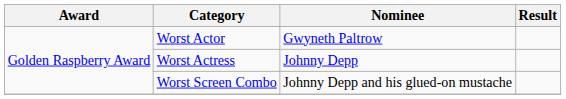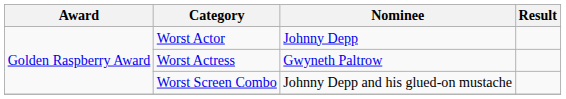(333, 37) Gwyneth Paltrow -> (321, 37) Johnny Depp
(321, 60) Johnny Depp -> (333, 60) Gwyneth Paltrow
